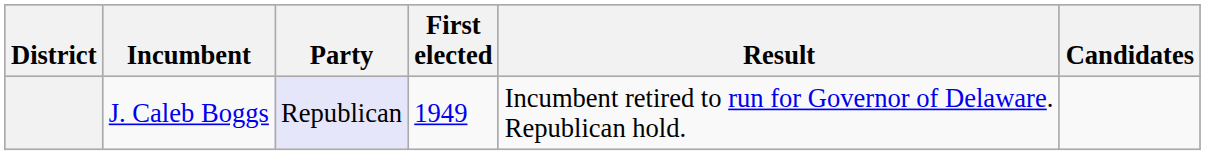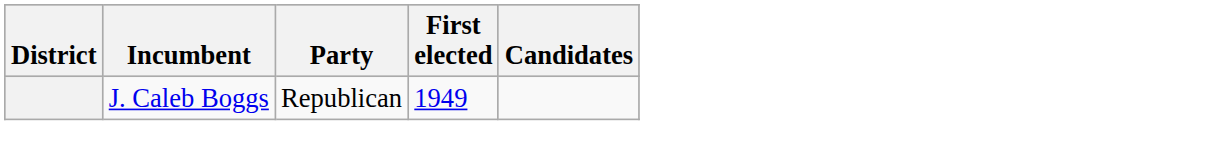- column: (779, 55)
(342, 112) lavender background -> (342, 97) no background
